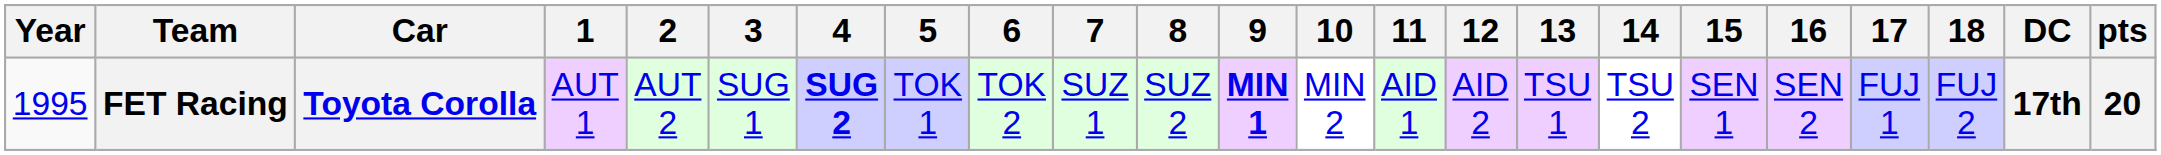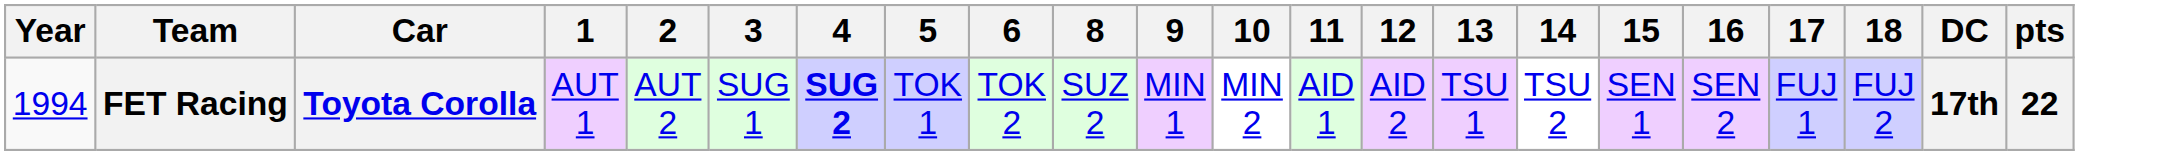- column: (1095, 31)
(50, 103) 1995 -> (50, 103) 1994
(1258, 103) bold -> (1175, 103) normal
(2122, 103) 20 -> (2040, 103) 22
